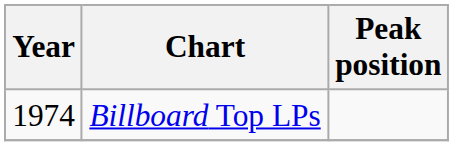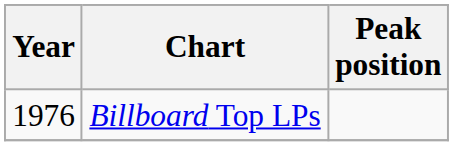(44, 114) 1974 -> (44, 114) 1976
